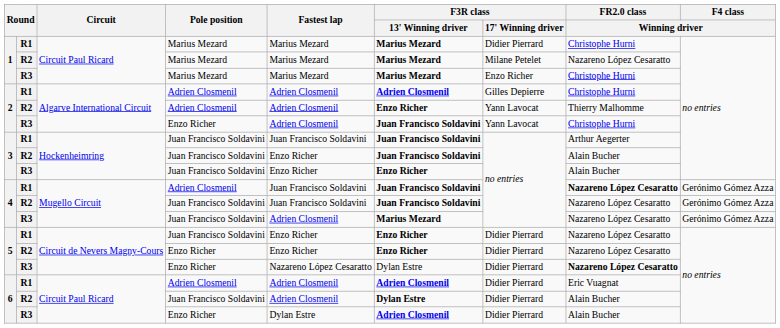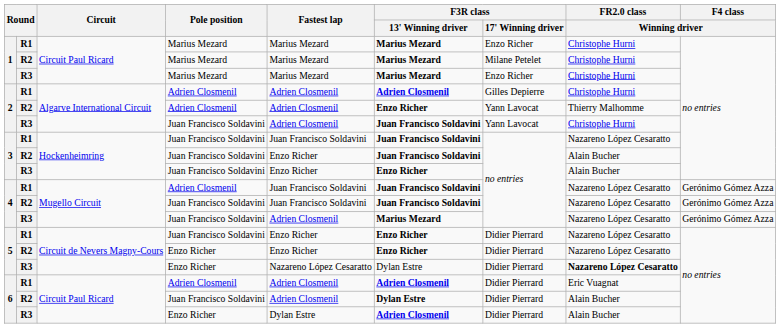(514, 43) Didier Pierrard -> (509, 43) Enzo Richer
(619, 59) Nazareno López Cesaratto -> (602, 59) Christophe Hurni
(192, 123) Enzo Richer -> (216, 123) Juan Francisco Soldavini
(599, 139) Arthur Aegerter -> (619, 139) Nazareno López Cesaratto
(623, 187) bold -> (619, 187) normal
